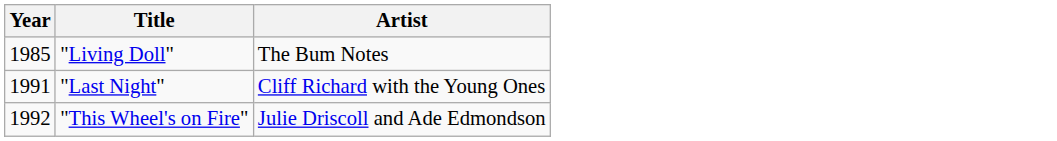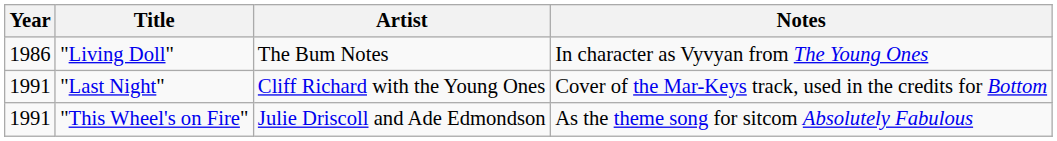+ column: (801, 20)
(30, 53) 1985 -> (30, 53) 1986
(30, 119) 1992 -> (30, 119) 1991
